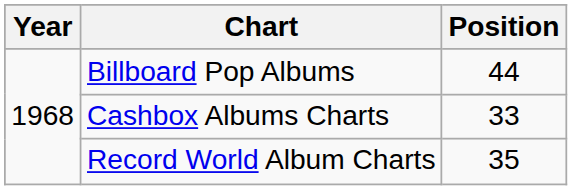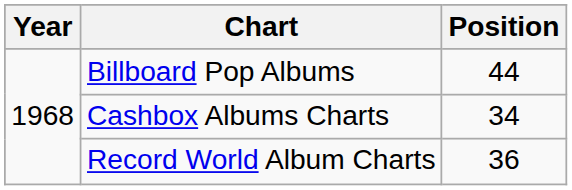(504, 116) 33 -> (504, 116) 34
(504, 160) 35 -> (504, 160) 36
